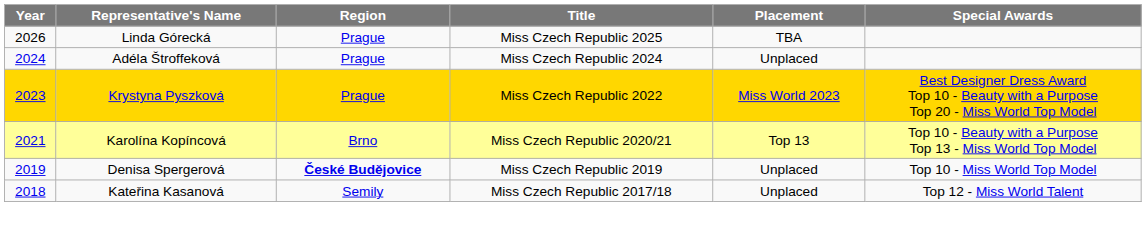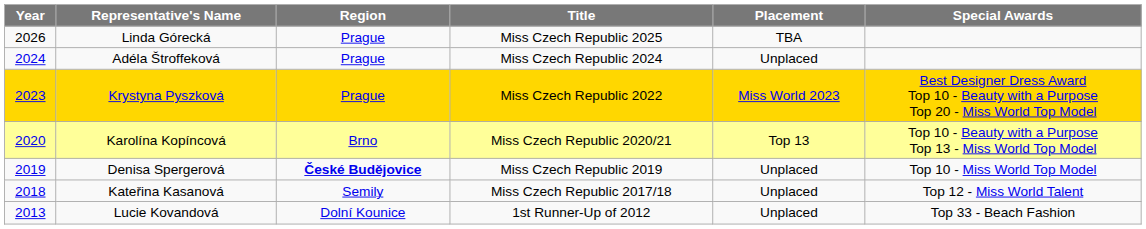(30, 140) 2021 -> (30, 140) 2020
+ row: (166, 213)
